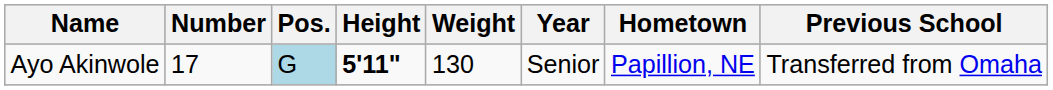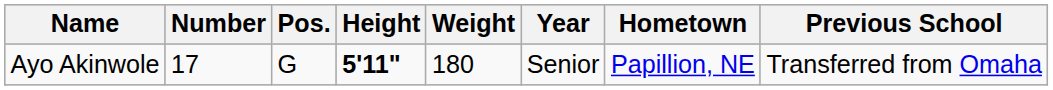(287, 64) lightblue background -> (287, 64) no background
(453, 64) 130 -> (453, 64) 180
